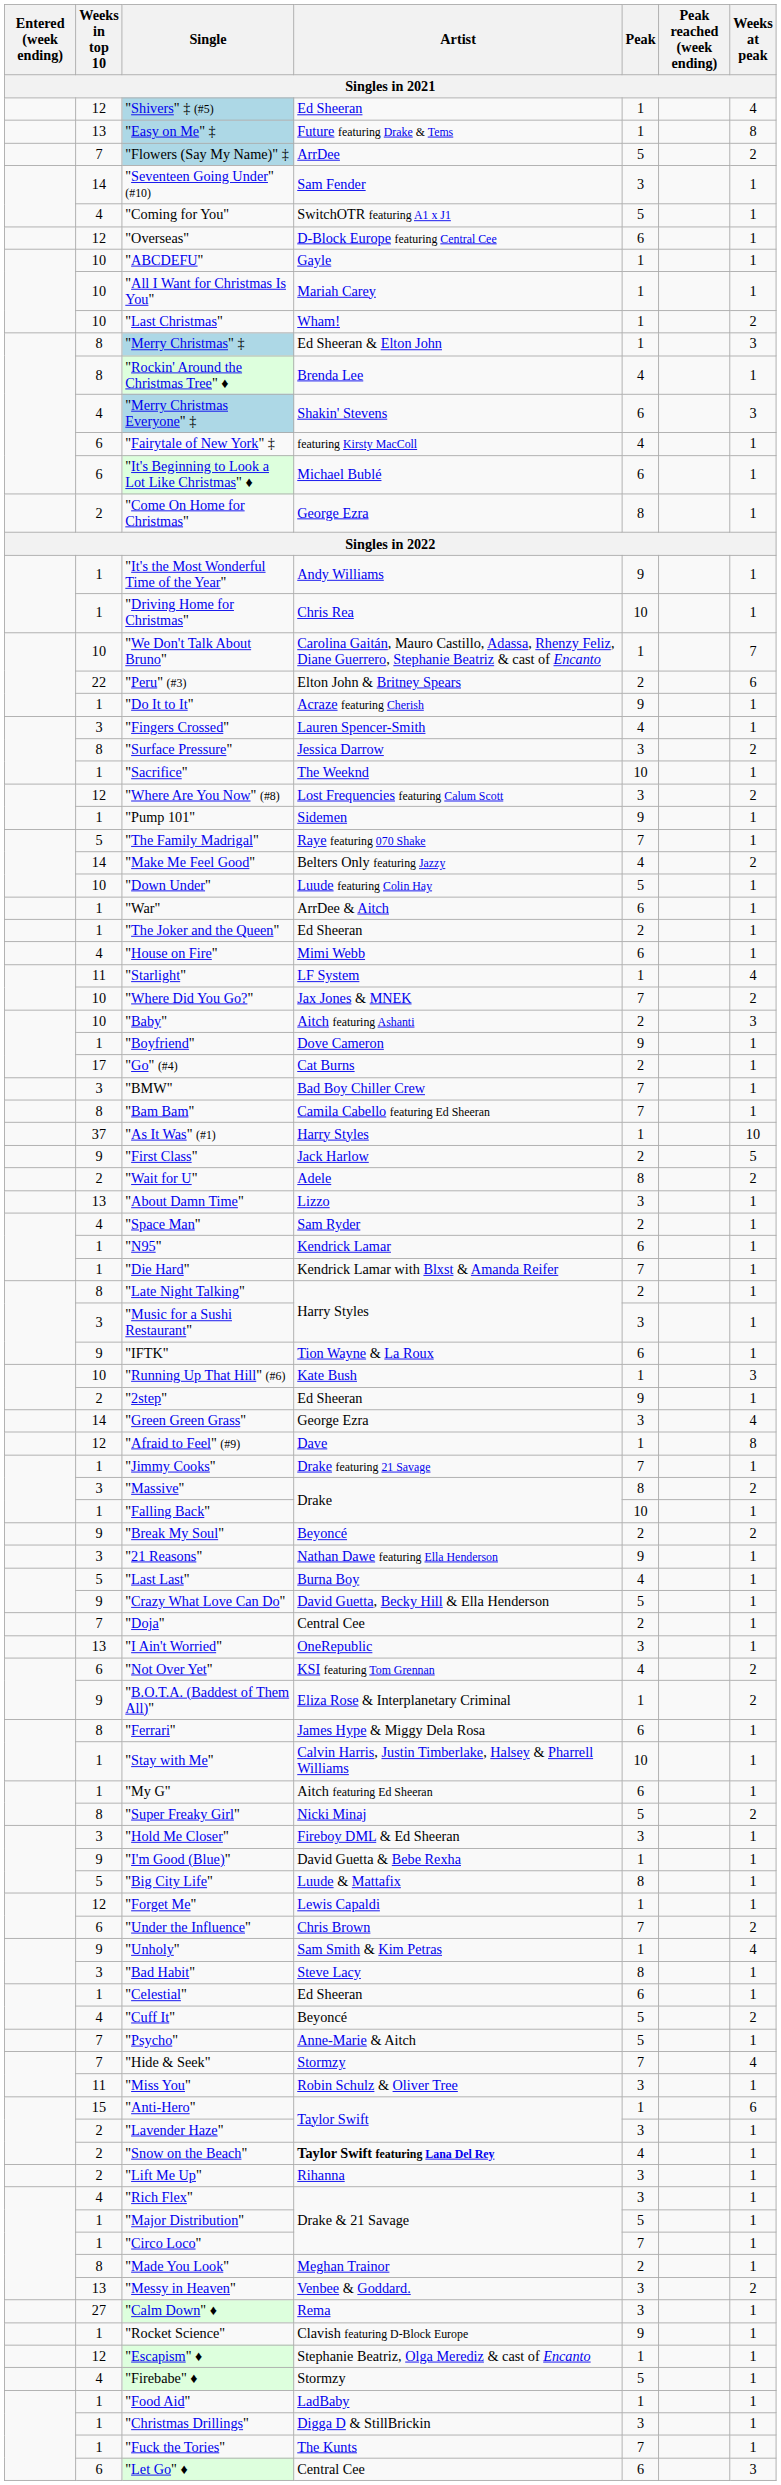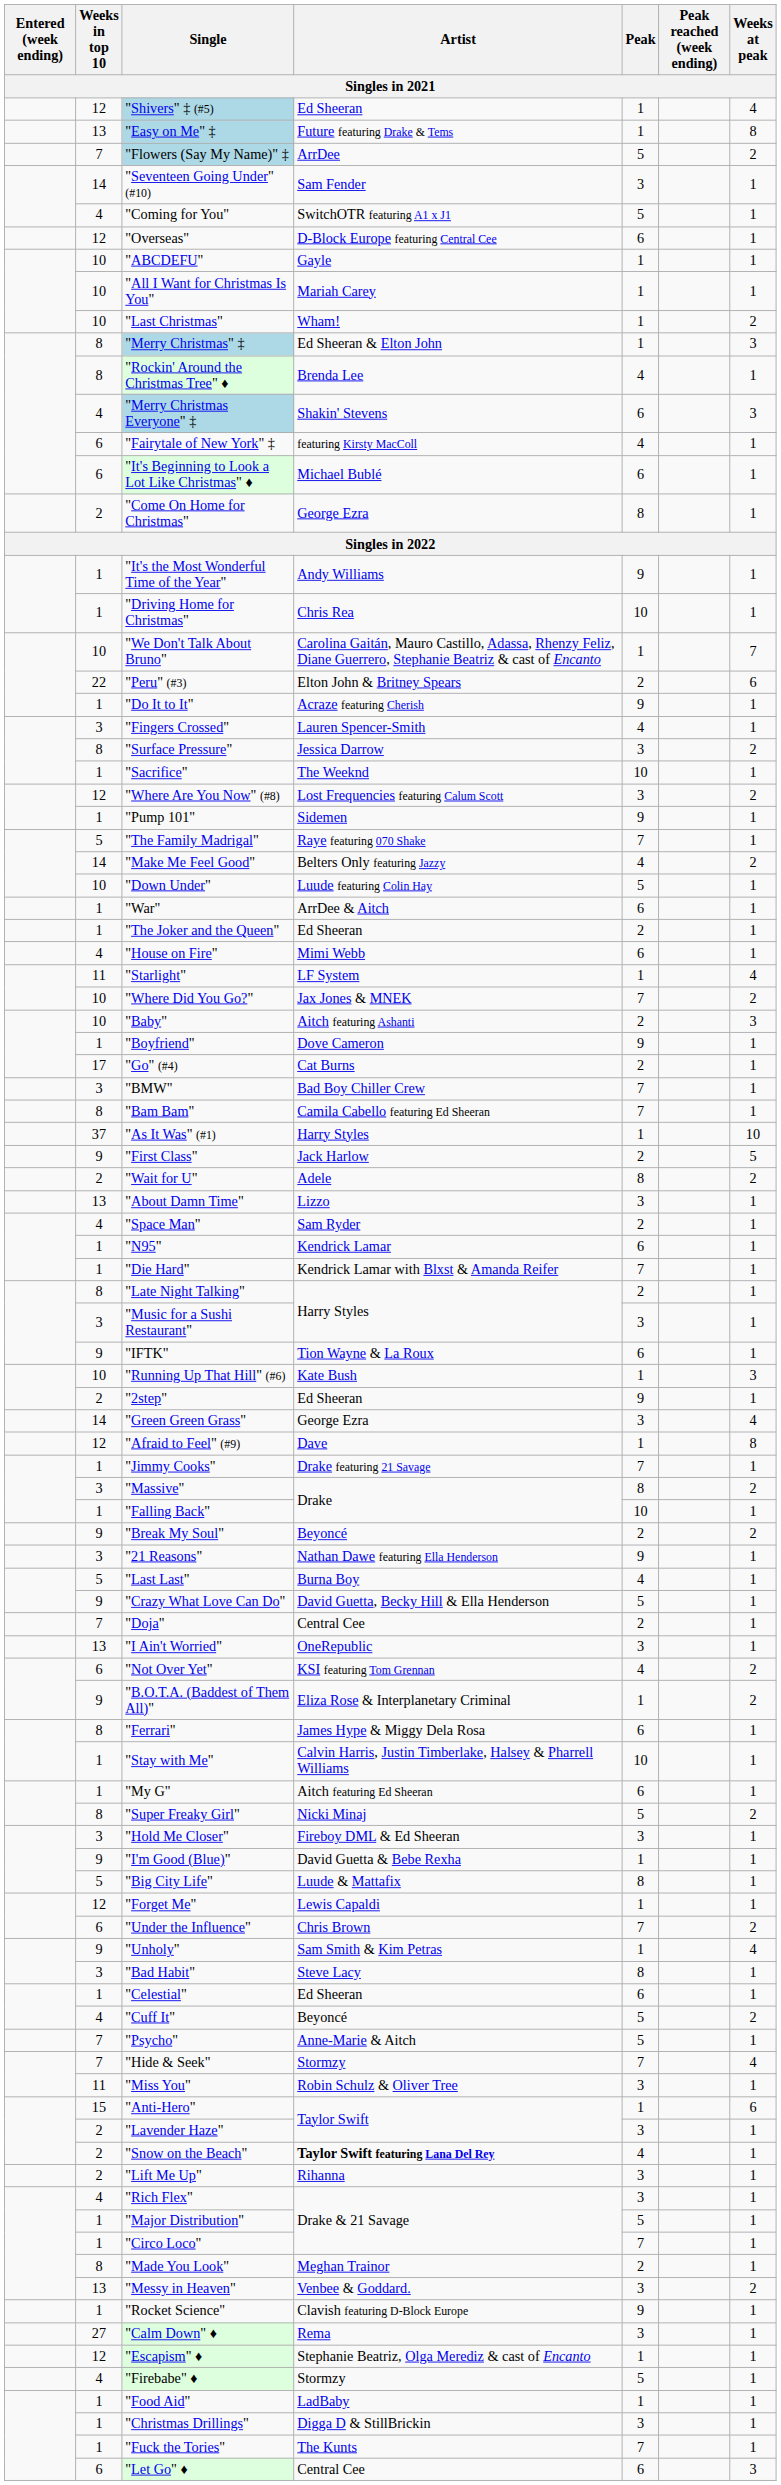rows swapped: (171, 2311) <-> (175, 2333)
